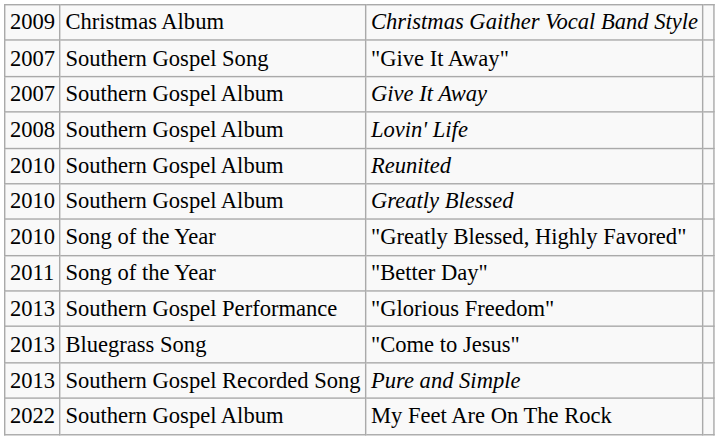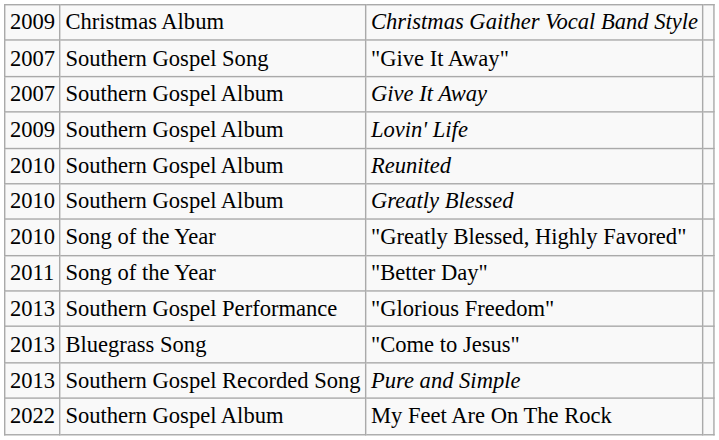(32, 129) 2008 -> (32, 129) 2009
